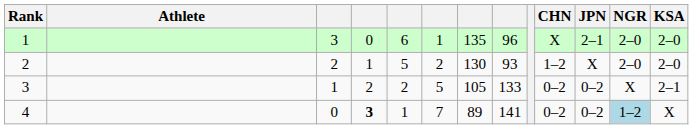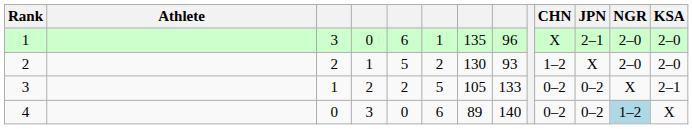(369, 111) bold -> (369, 111) normal
(404, 111) 1 -> (404, 111) 0
(440, 111) 7 -> (440, 111) 6
(510, 111) 141 -> (510, 111) 140
